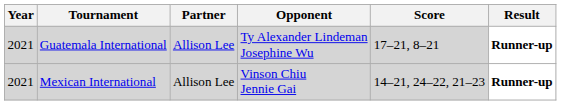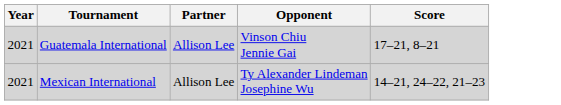- column: (522, 15)
(304, 45) Ty Alexander Lindeman Josephine Wu -> (273, 45) Vinson Chiu Jennie Gai
(273, 82) Vinson Chiu Jennie Gai -> (304, 82) Ty Alexander Lindeman Josephine Wu
